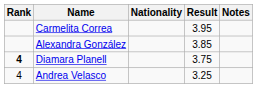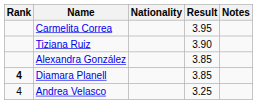+ row: (63, 44)
(202, 60) 3.75 -> (202, 76) 3.85
